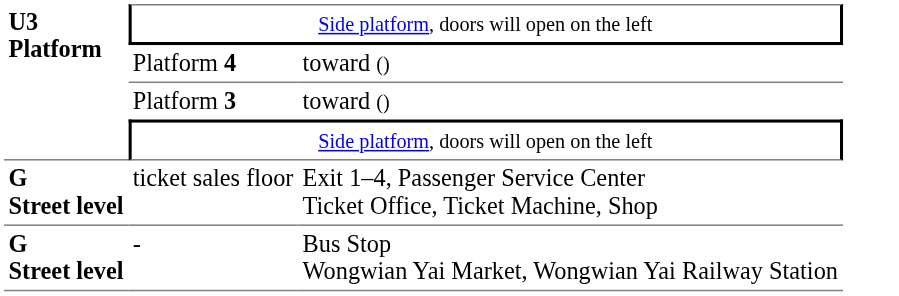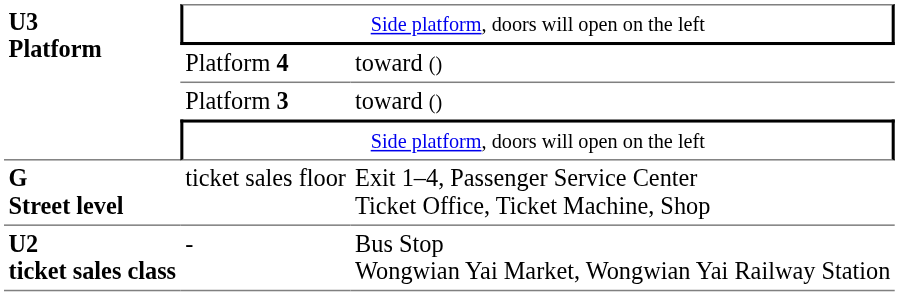(66, 257) G Street level -> (92, 257) U2 ticket sales class
